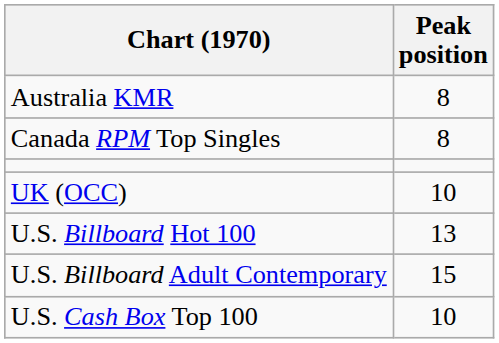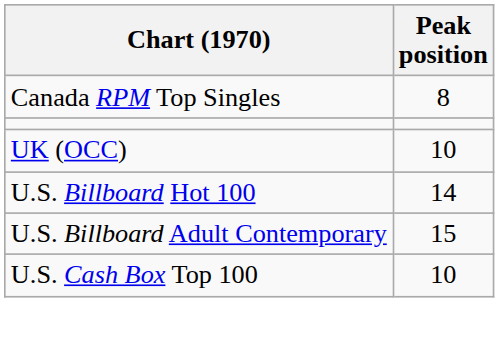- row: (92, 96)
(443, 233) 13 -> (443, 191) 14
